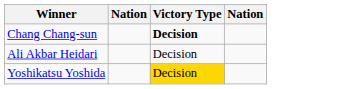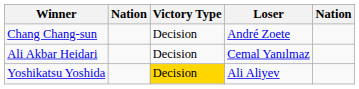+ column: (268, 14)
(175, 34) bold -> (175, 34) normal
